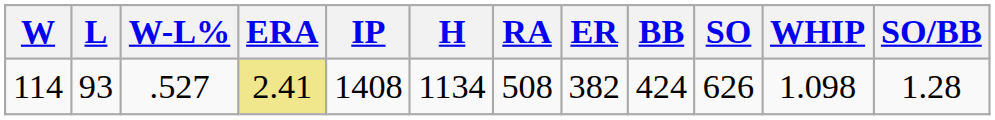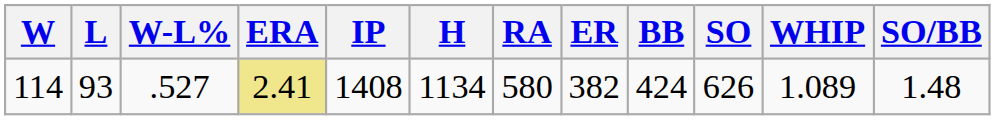(527, 85) 508 -> (527, 85) 580
(818, 85) 1.098 -> (818, 85) 1.089
(931, 85) 1.28 -> (931, 85) 1.48
